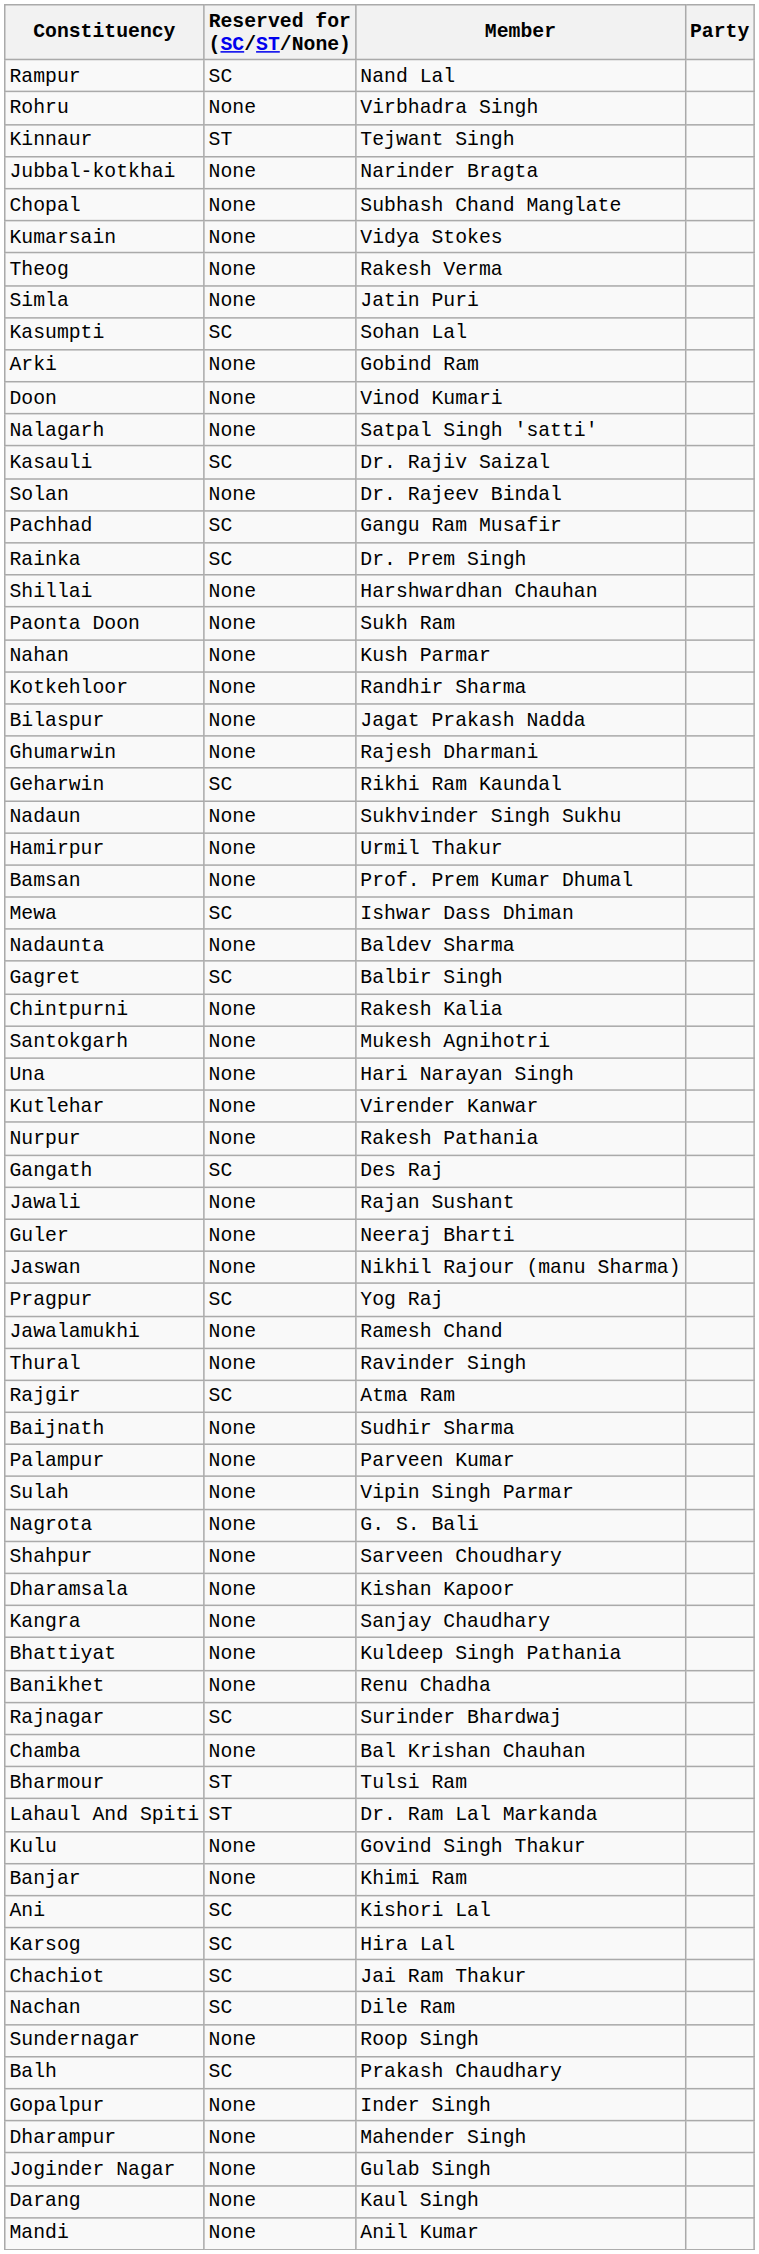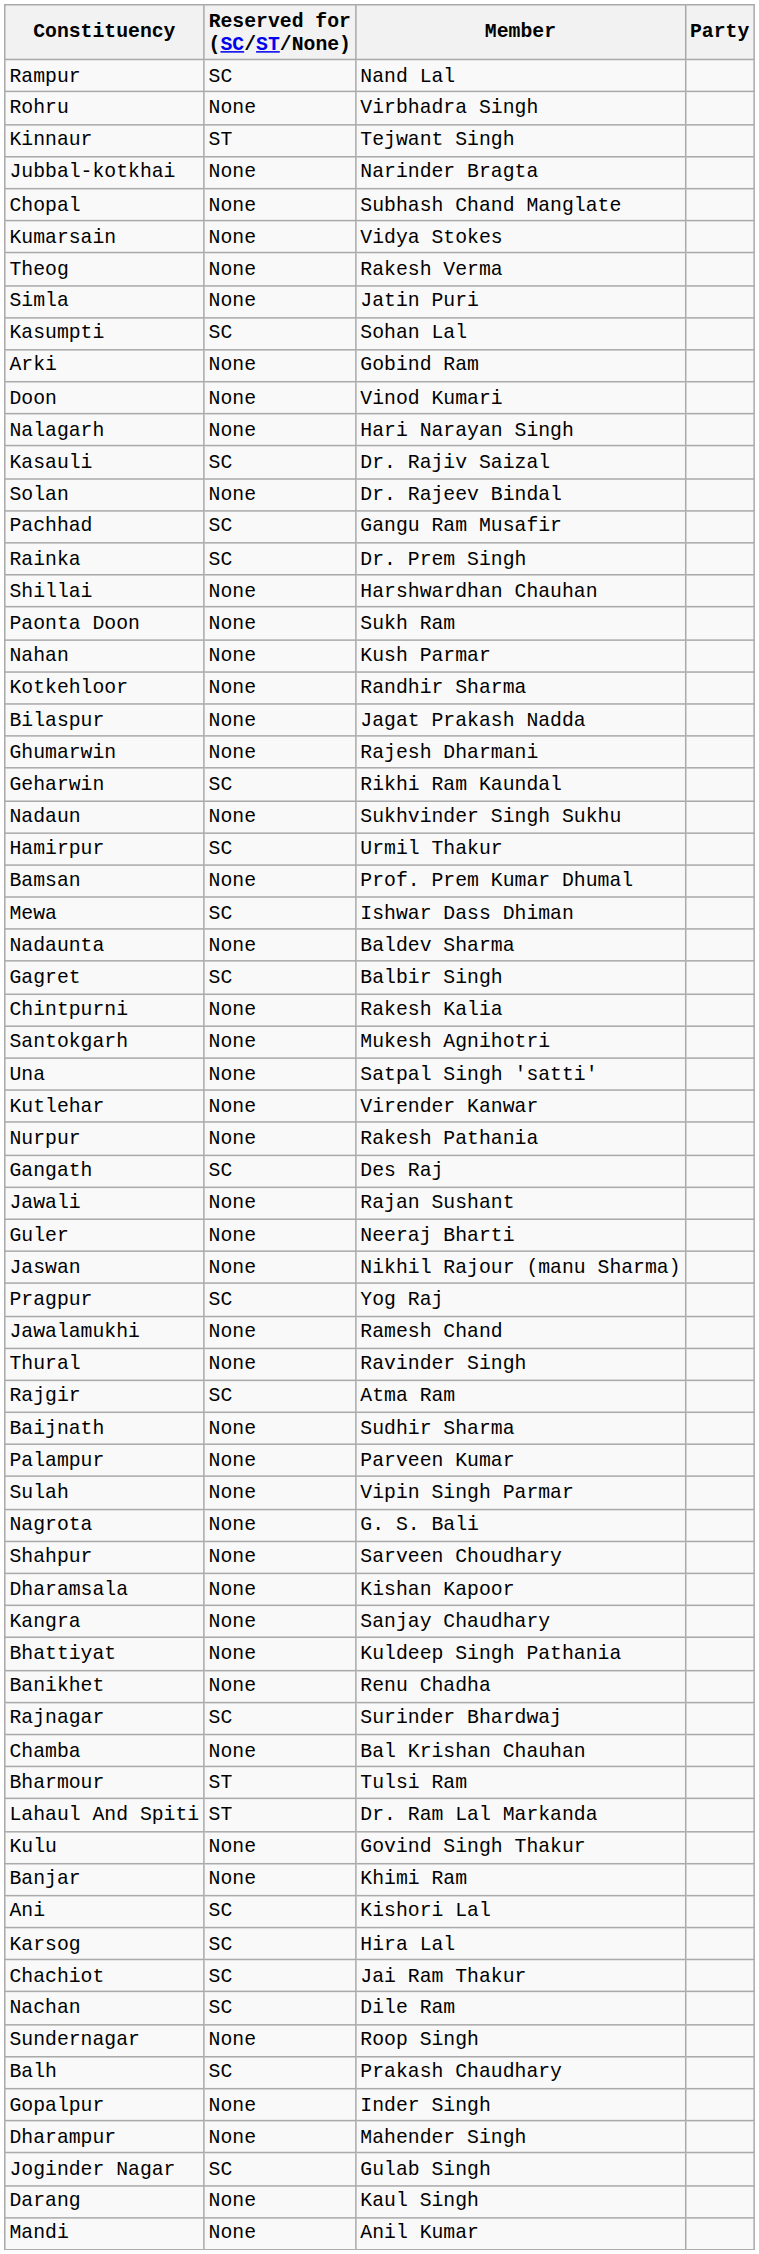(479, 430) Satpal Singh 'satti' -> (467, 430) Hari Narayan Singh
(232, 849) None -> (220, 849) SC
(467, 1074) Hari Narayan Singh -> (479, 1074) Satpal Singh 'satti'
(232, 2169) None -> (220, 2169) SC
